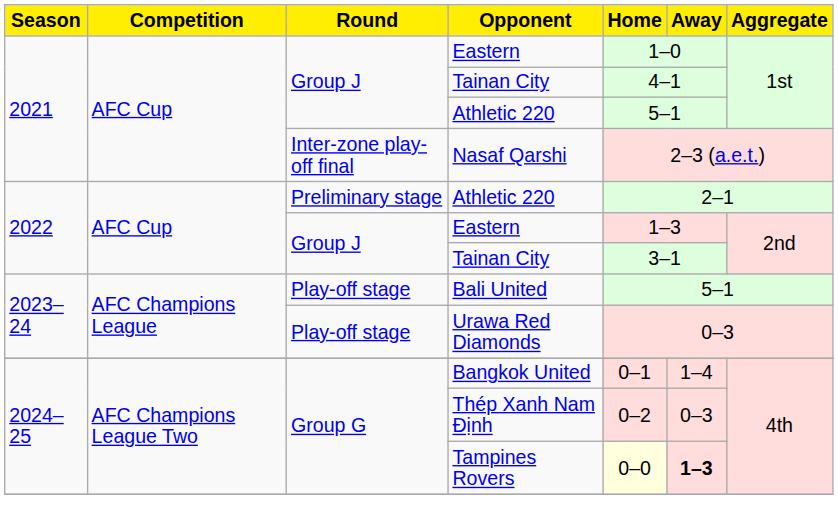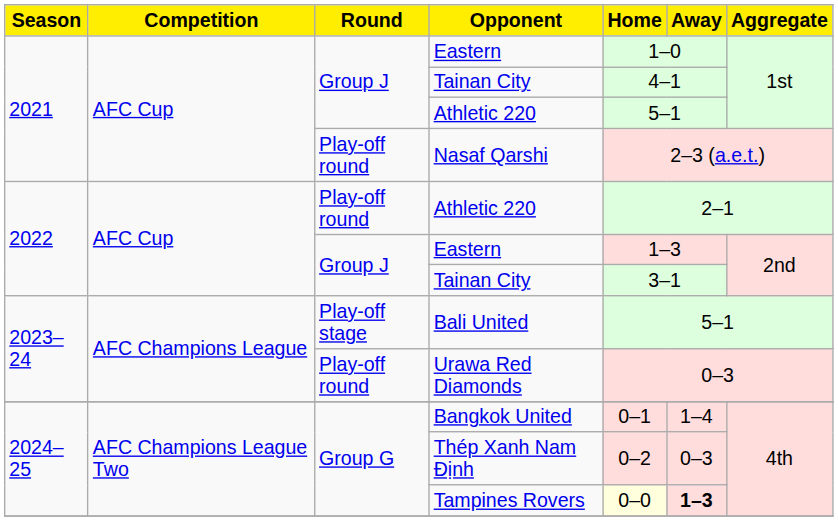(359, 155) Inter-zone play-off final -> (352, 155) Play-off round
(367, 197) Preliminary stage -> (352, 208) Play-off round
(351, 332) Play-off stage -> (352, 375) Play-off round
